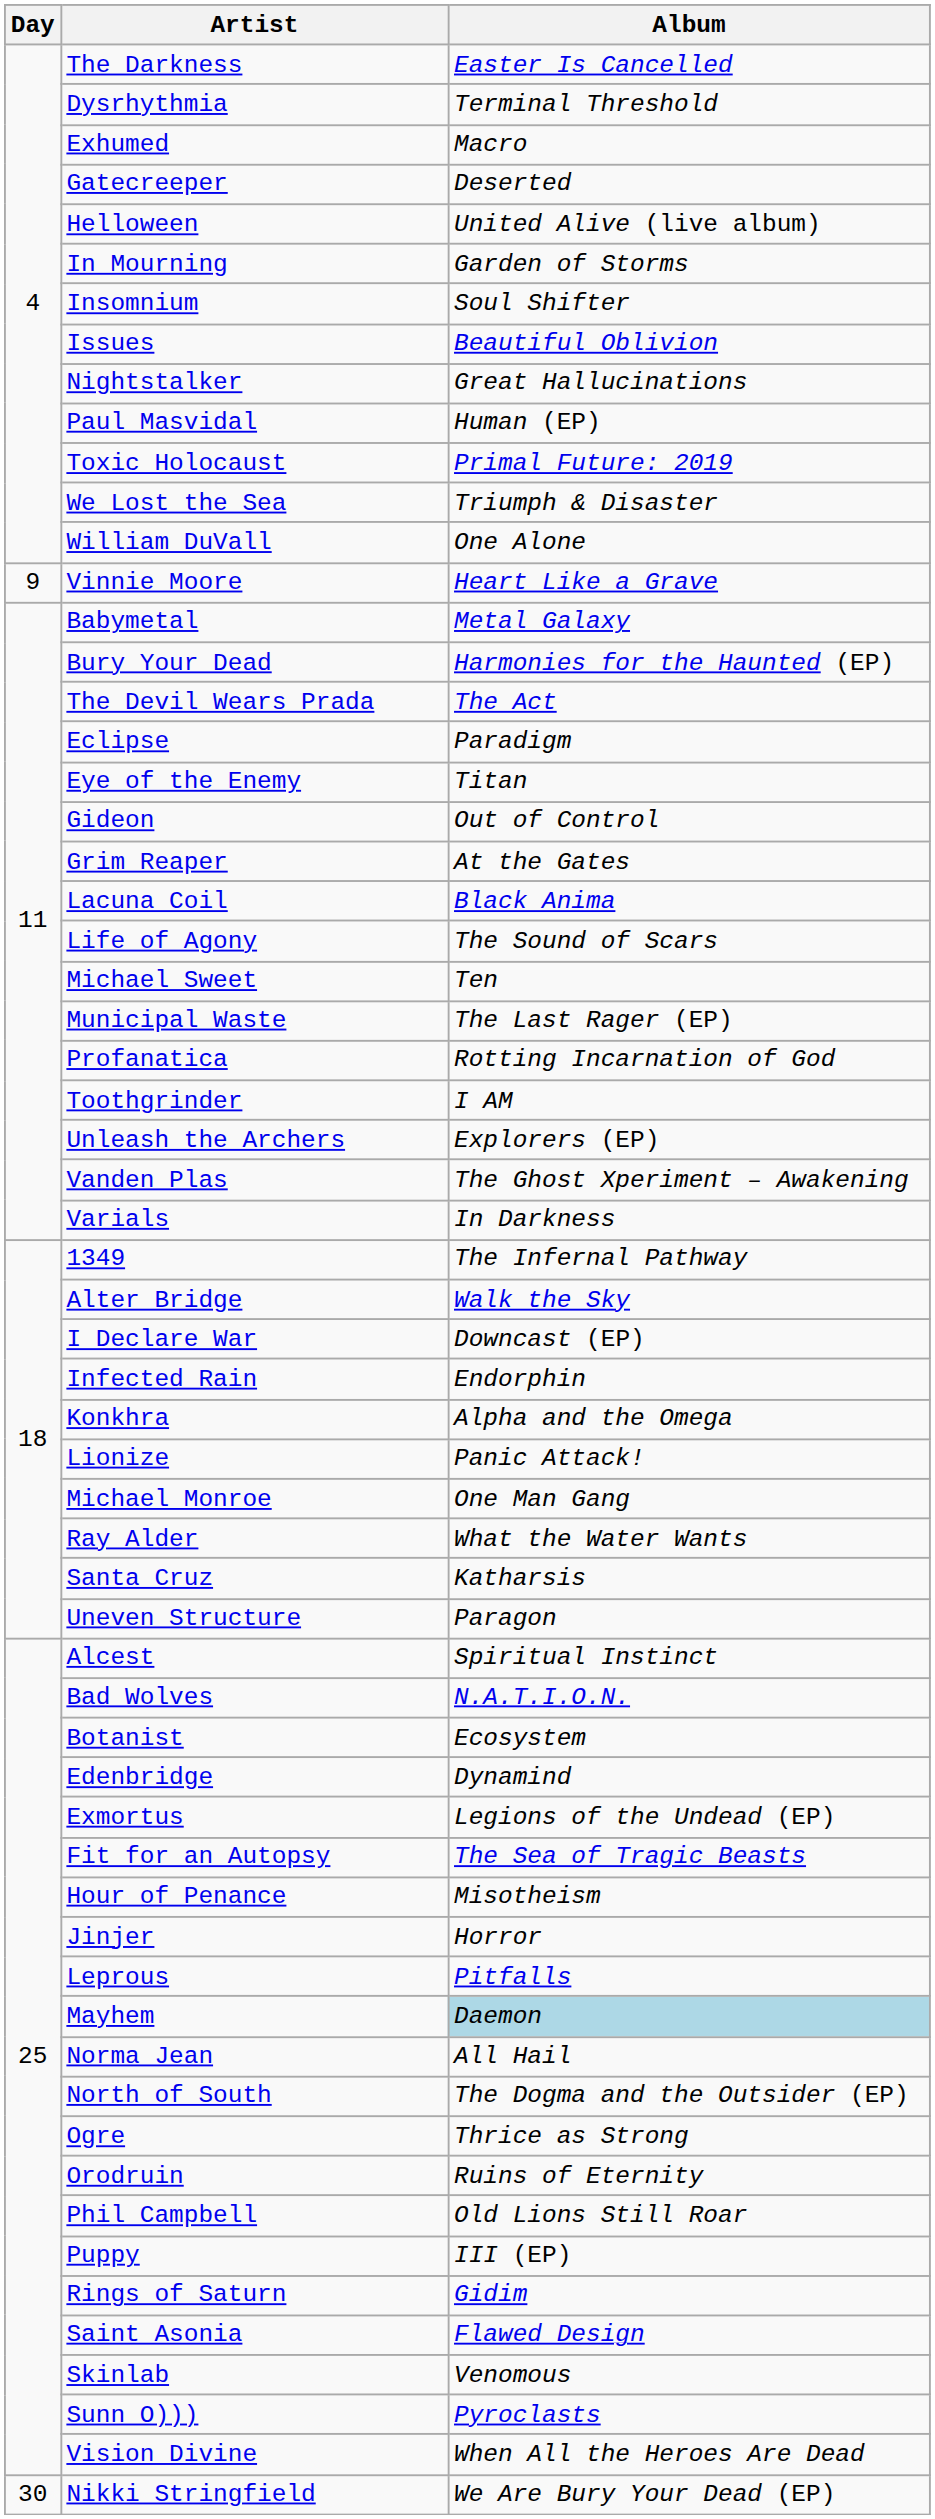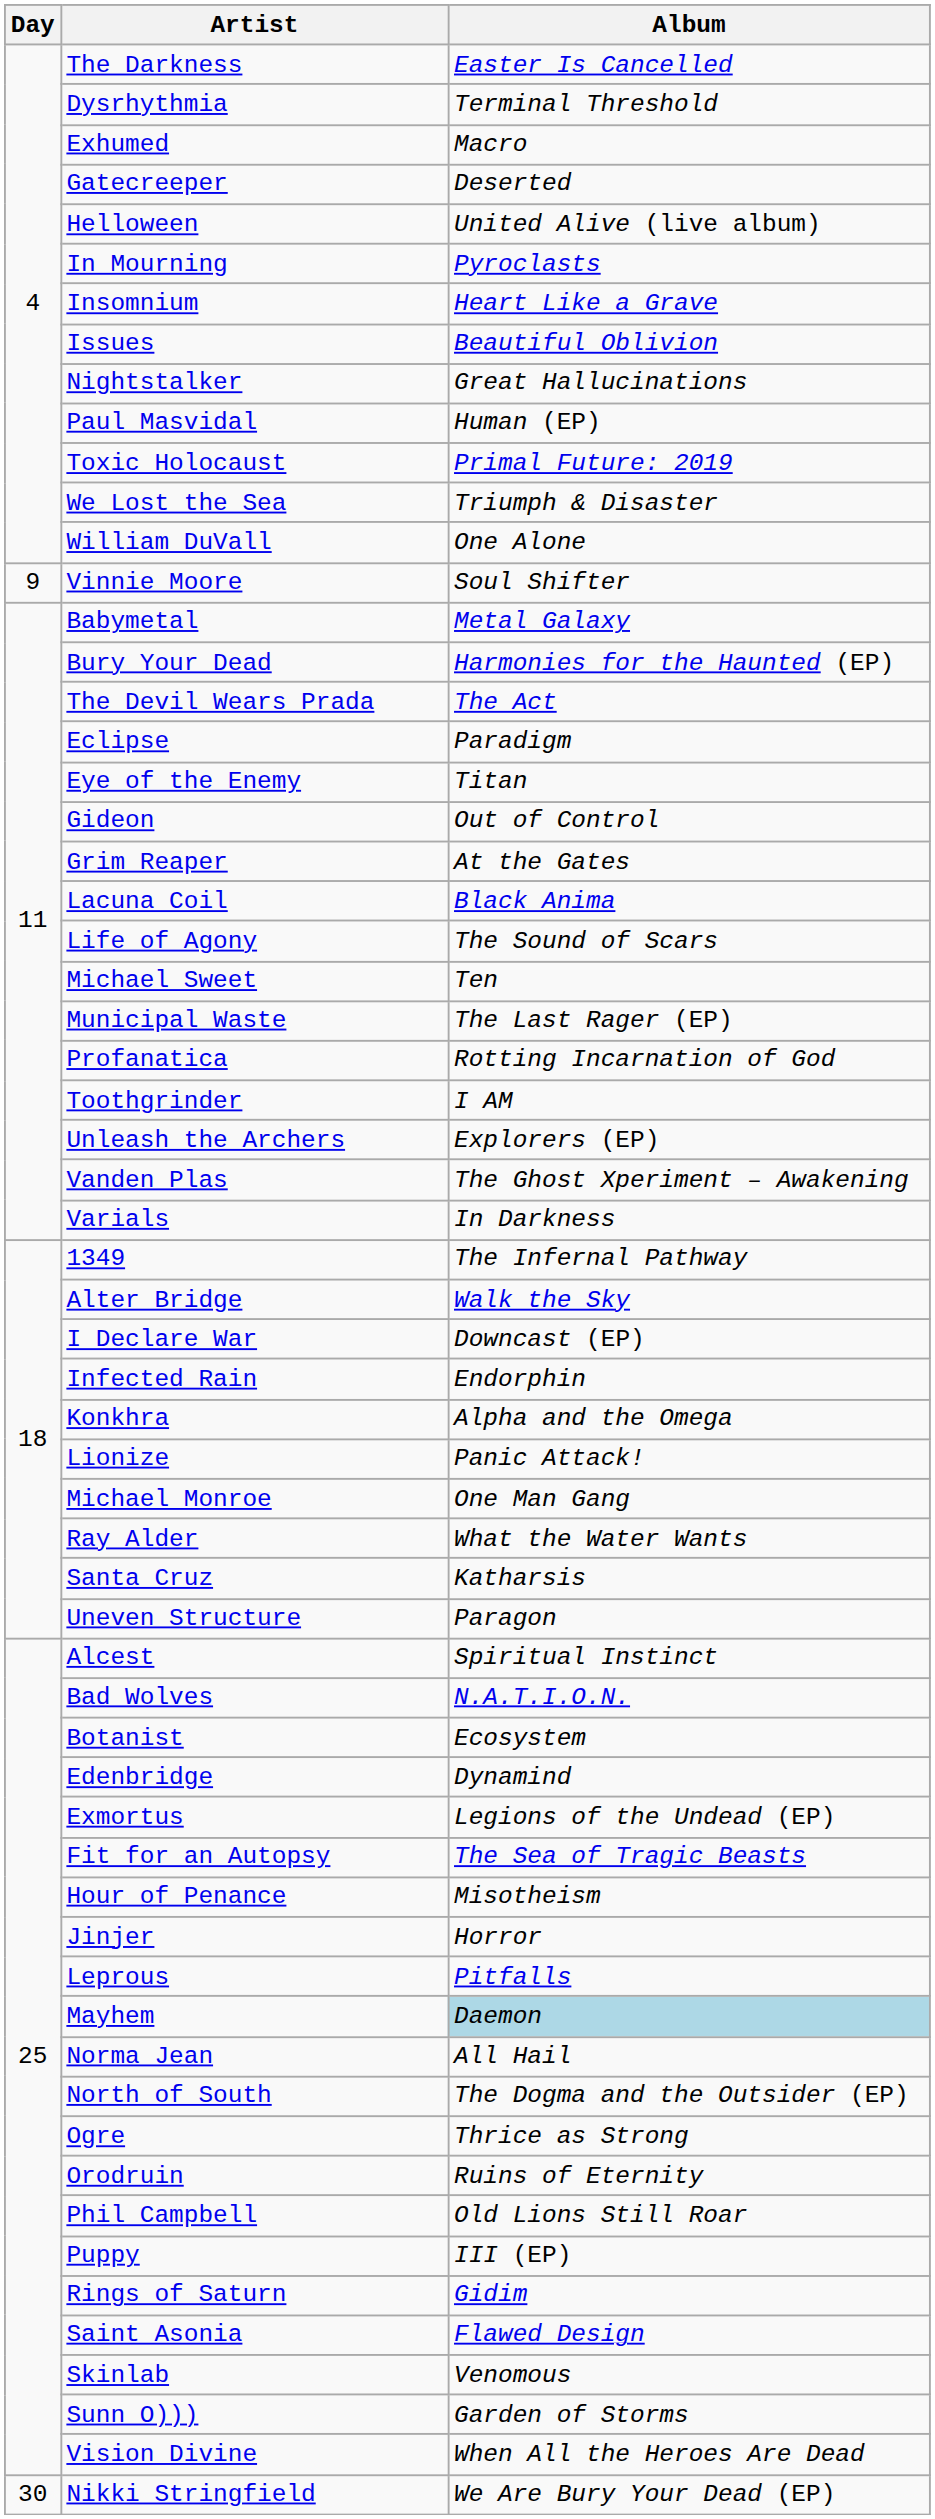(571, 264) Garden of Storms -> (527, 264) Pyroclasts
(542, 304) Soul Shifter -> (586, 304) Heart Like a Grave
(586, 583) Heart Like a Grave -> (542, 583) Soul Shifter
(527, 2415) Pyroclasts -> (571, 2415) Garden of Storms
